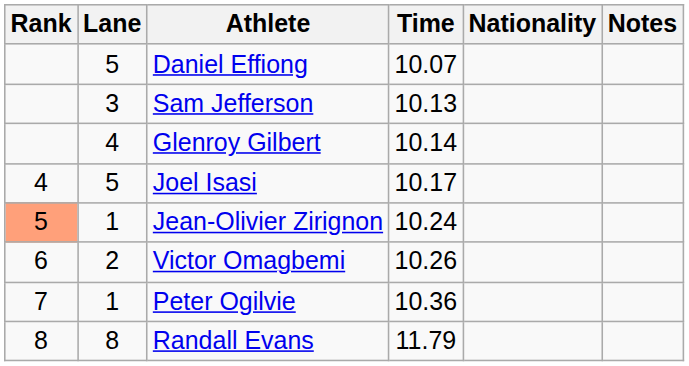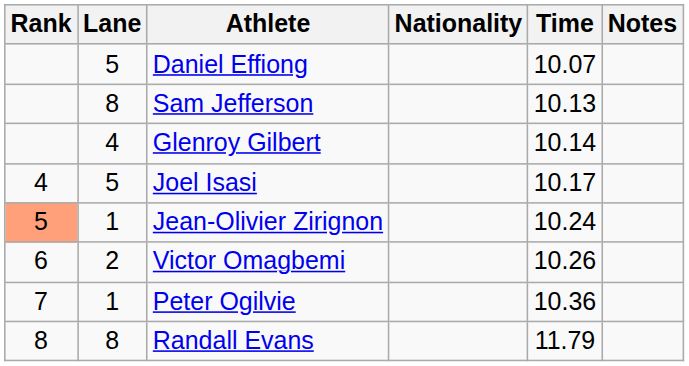columns swapped: (532, 24) <-> (426, 24)
(112, 103) 3 -> (112, 103) 8
